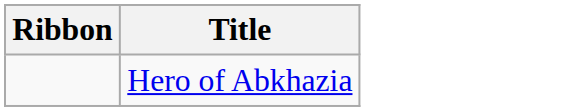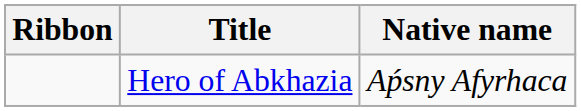+ column: (467, 29)
